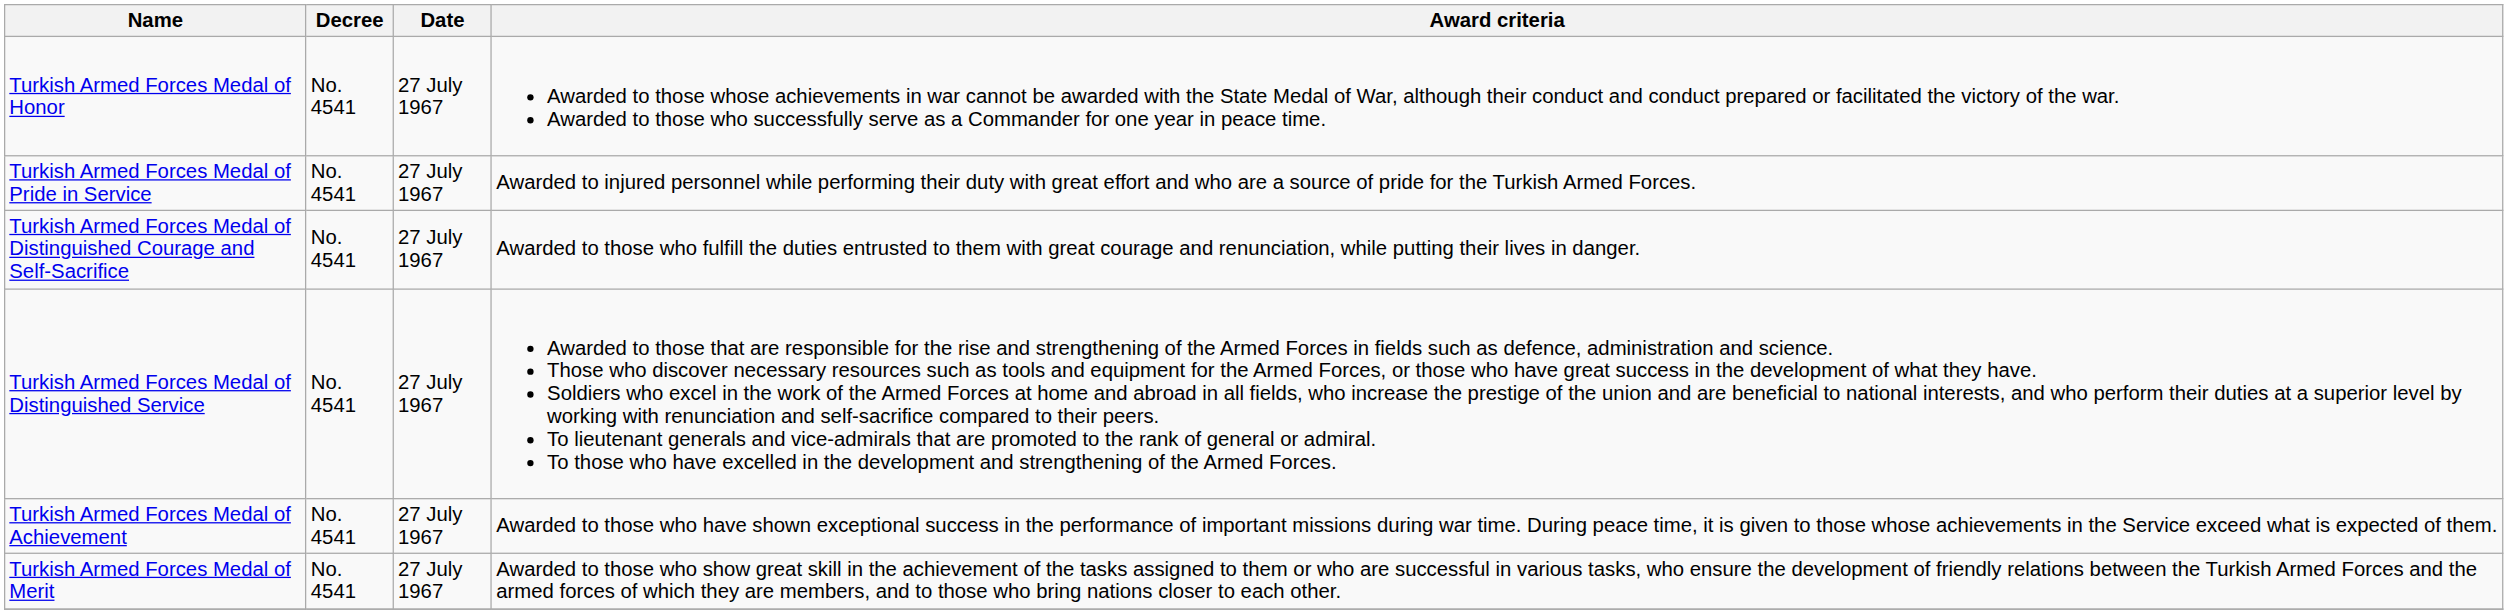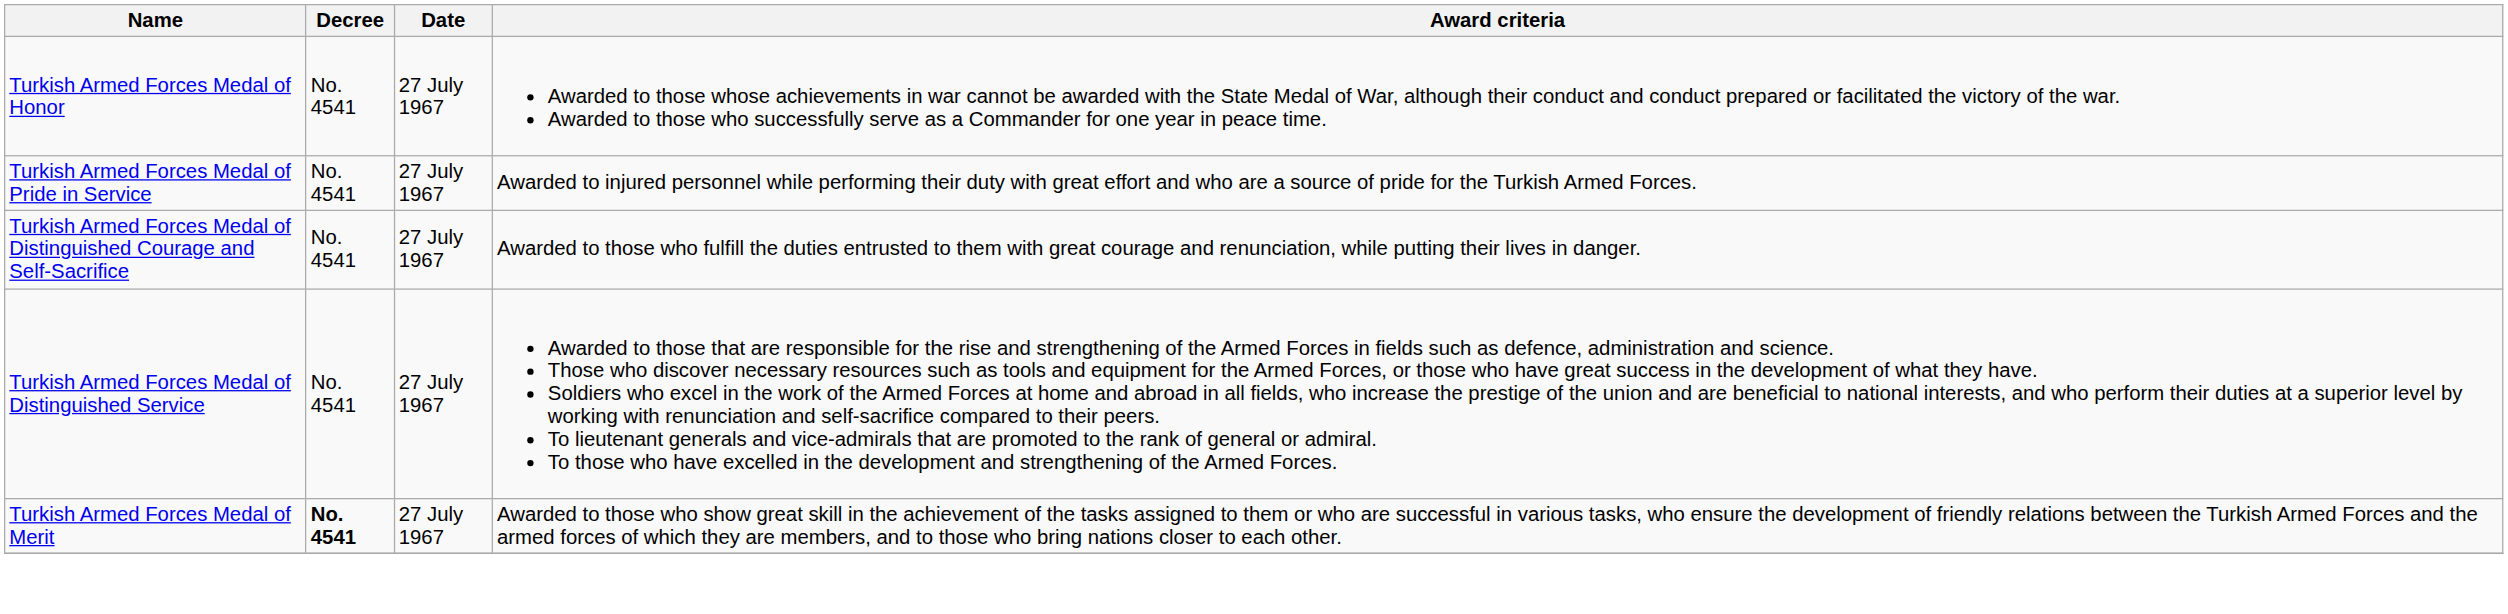- row: (150, 525)
(333, 581) normal -> (333, 525) bold
